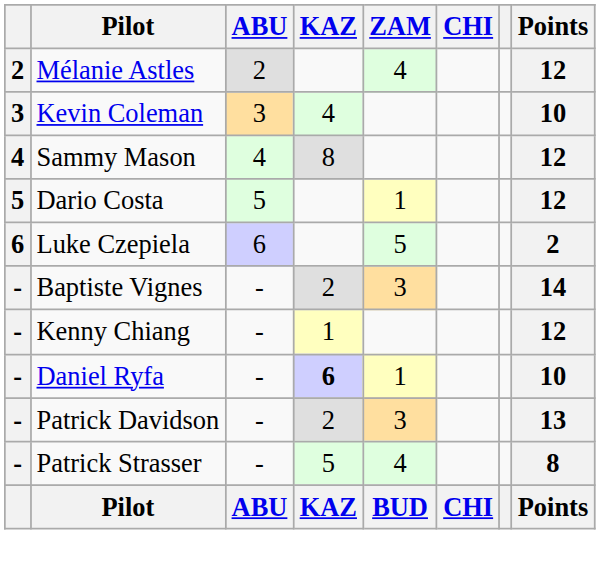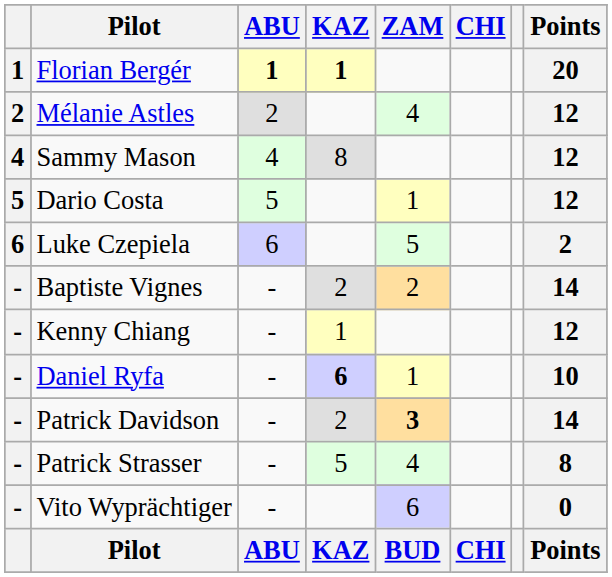+ row: (114, 70)
- row: (120, 113)
(400, 288) 3 -> (413, 288) 2
(400, 418) normal -> (413, 418) bold
(553, 418) 13 -> (565, 418) 14
+ row: (134, 506)
